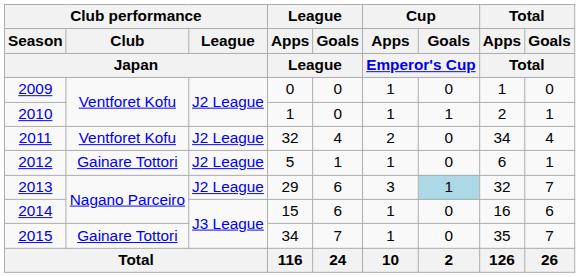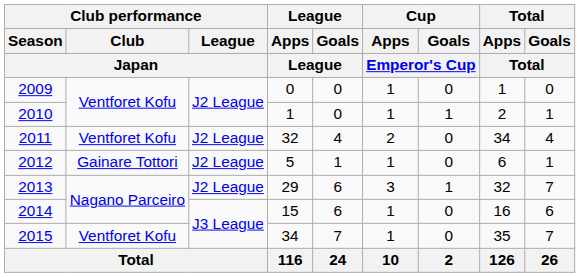(449, 187) lightblue background -> (449, 187) no background
(127, 235) Gainare Tottori -> (127, 235) Ventforet Kofu
